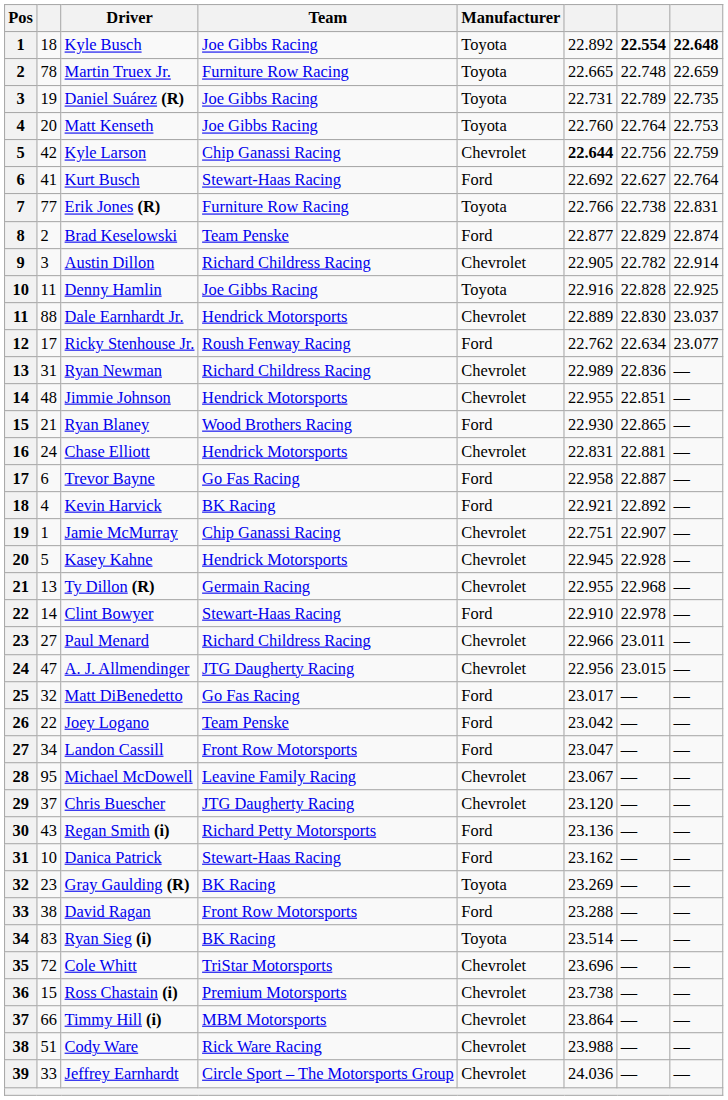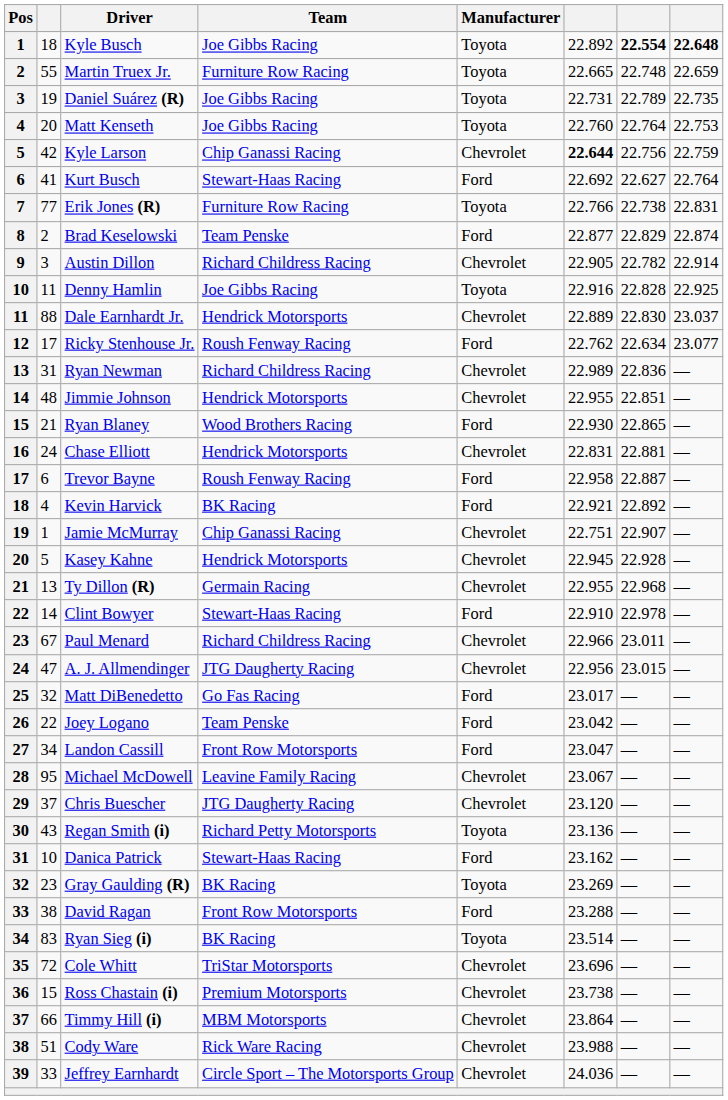(49, 72) 78 -> (49, 72) 55
(251, 478) Go Fas Racing -> (276, 478) Roush Fenway Racing
(49, 640) 27 -> (49, 640) 67
(477, 830) Ford -> (484, 830) Toyota
